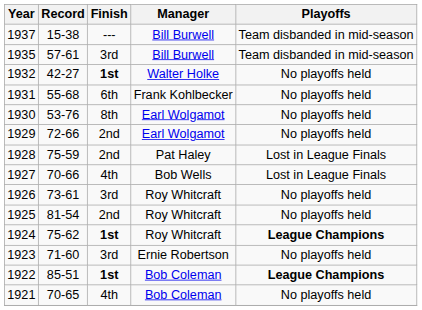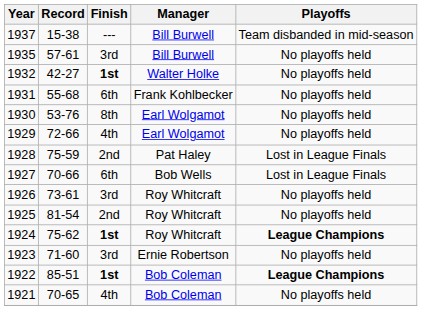(326, 54) Team disbanded in mid-season -> (326, 54) No playoffs held
(109, 134) 2nd -> (109, 134) 4th
(109, 174) 4th -> (109, 174) 6th
